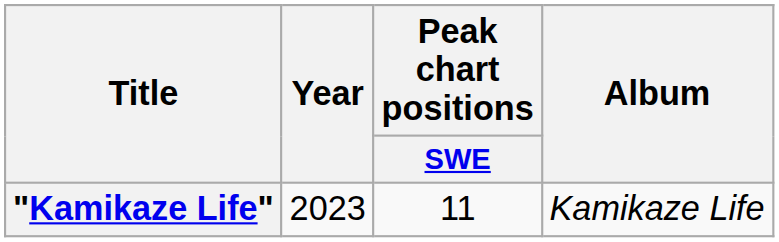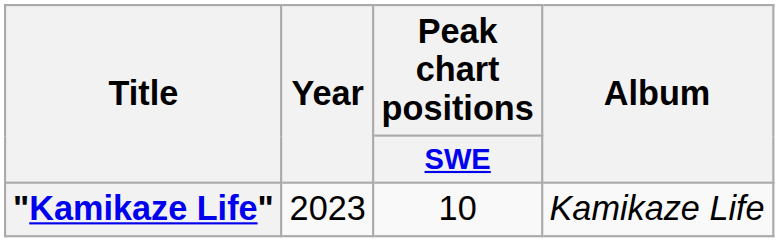(458, 208) 11 -> (458, 208) 10
